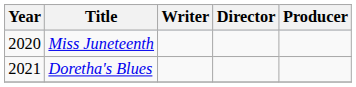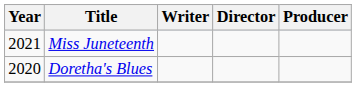(25, 43) 2020 -> (25, 43) 2021
(25, 69) 2021 -> (25, 69) 2020
